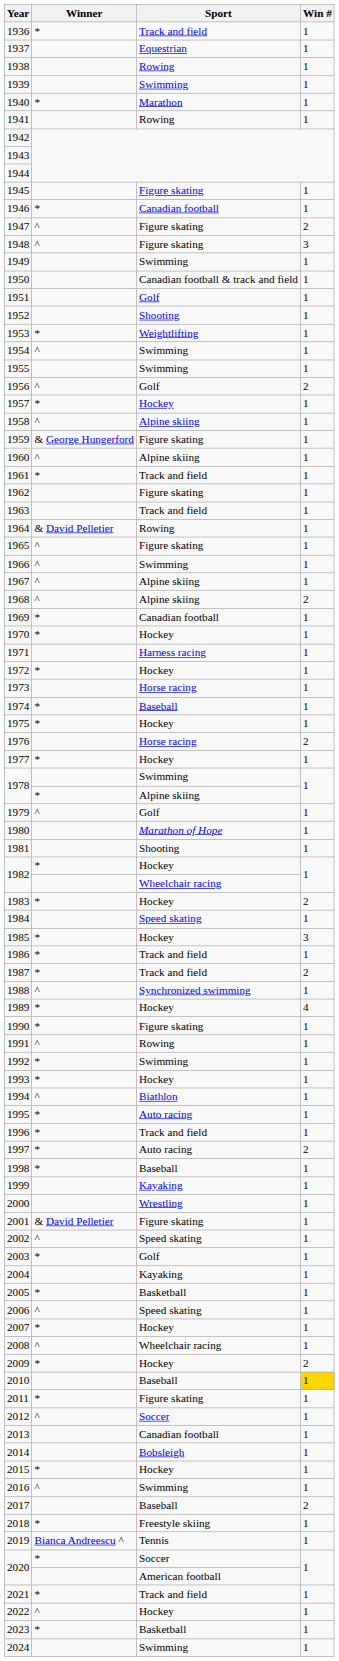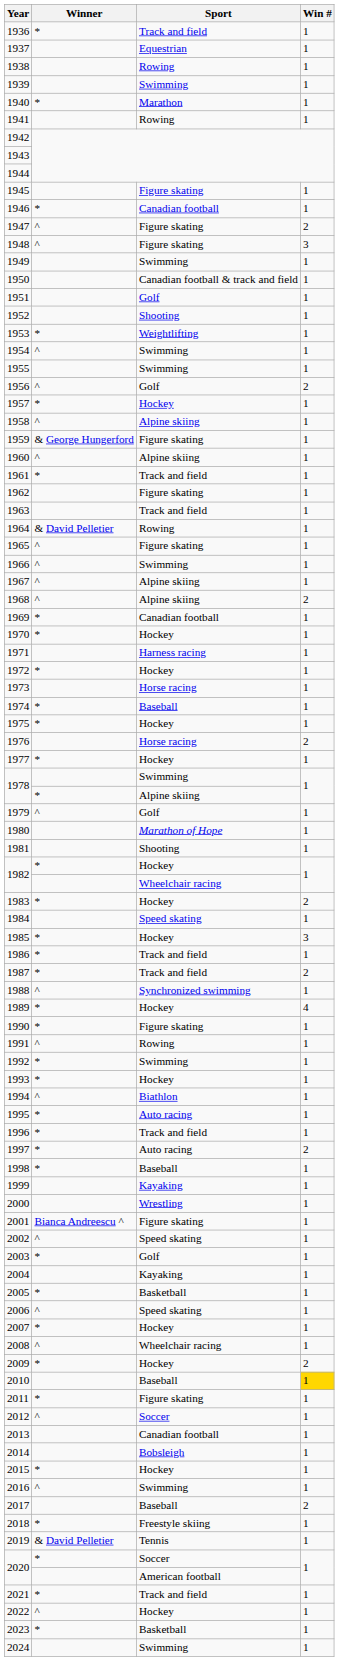(74, 1221) & David Pelletier -> (79, 1221) Bianca Andreescu ^
(79, 1540) Bianca Andreescu ^ -> (74, 1540) & David Pelletier
